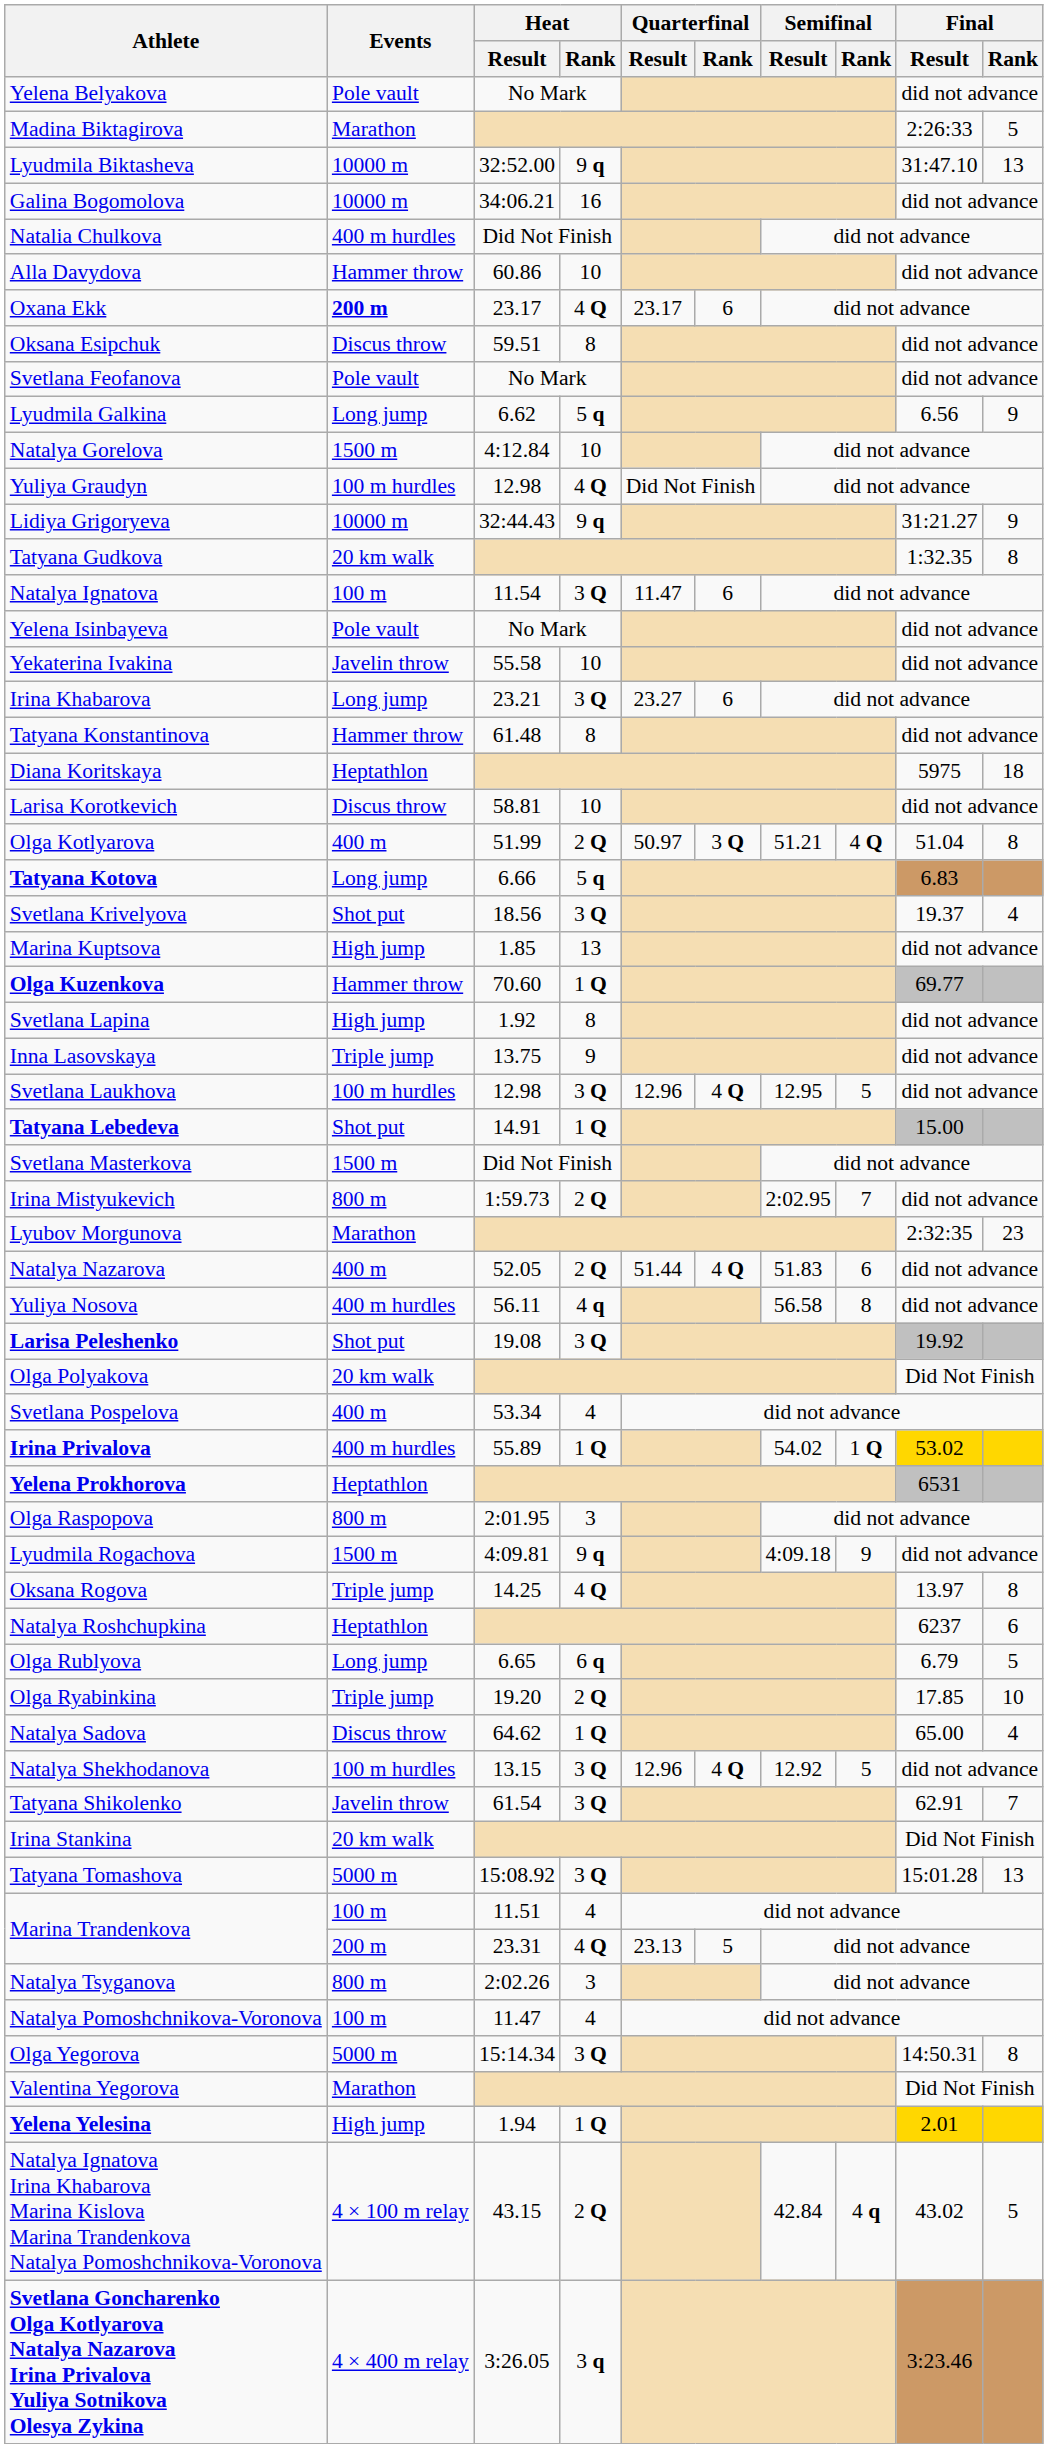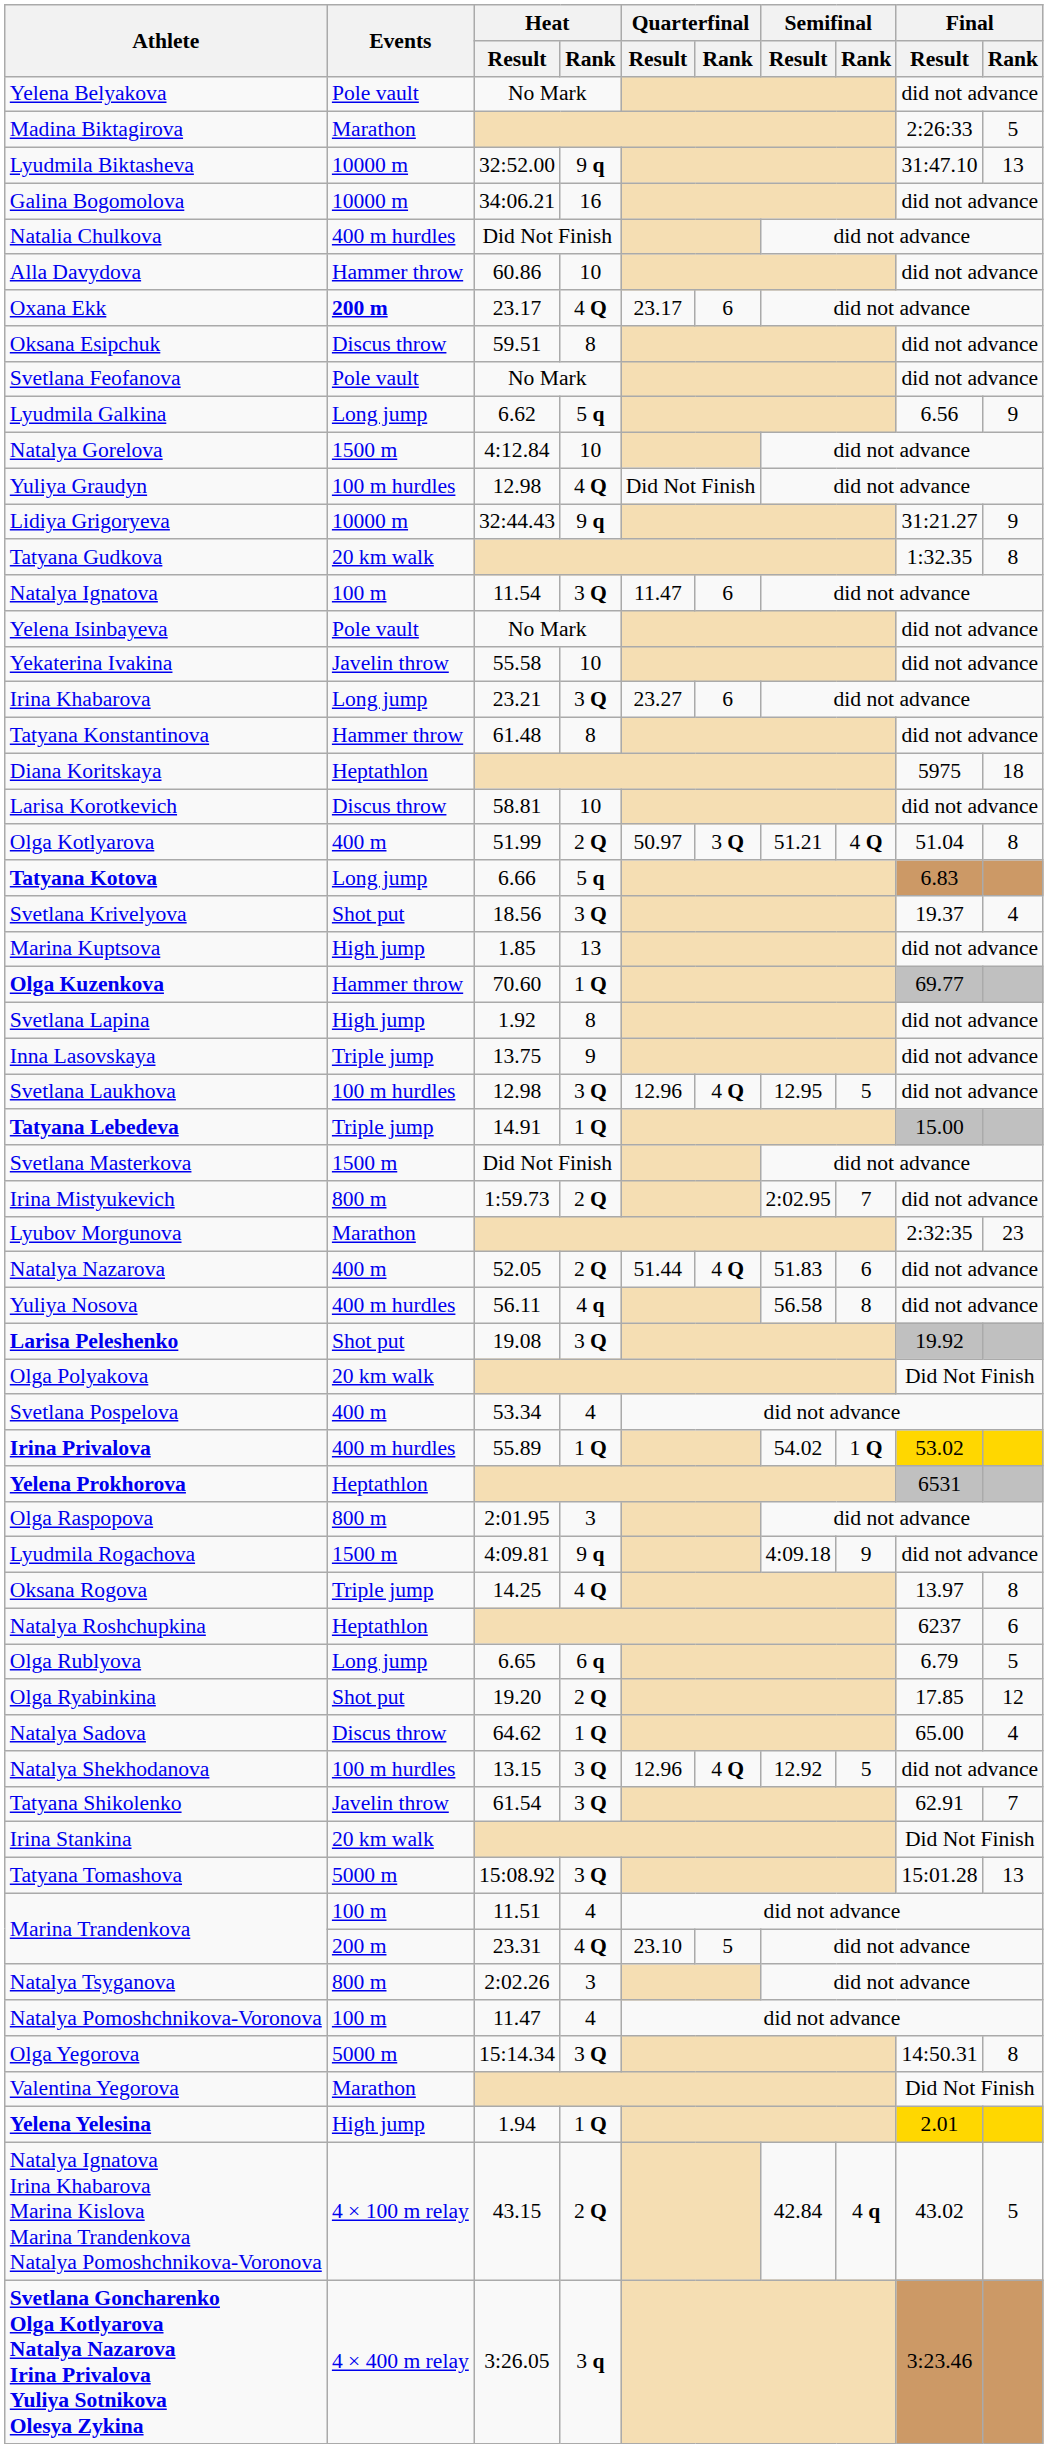(368, 1127) Shot put -> (383, 1127) Triple jump
(383, 1697) Triple jump -> (368, 1697) Shot put
(1013, 1697) 10 -> (1013, 1697) 12
(658, 1946) 23.13 -> (658, 1946) 23.10
